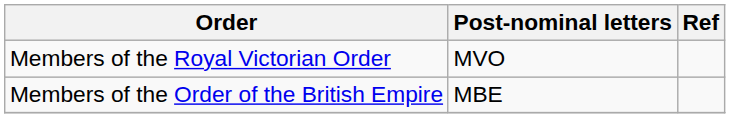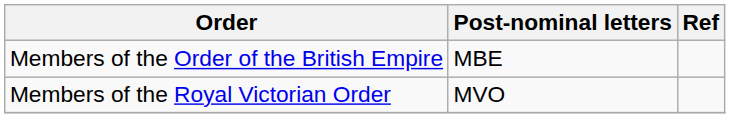rows swapped: (200, 58) <-> (227, 94)
